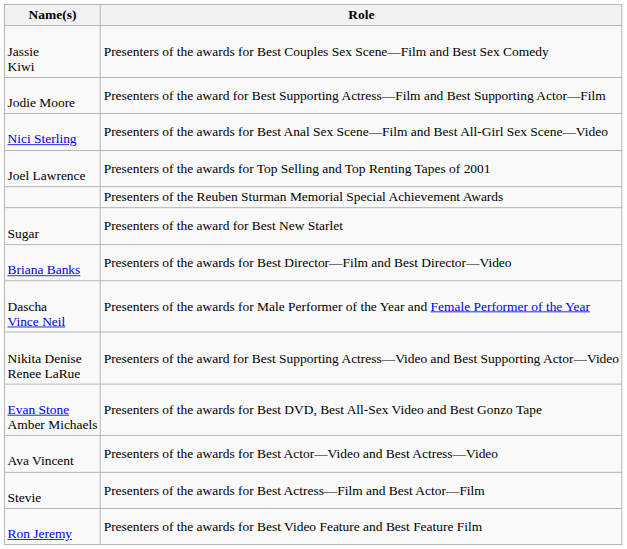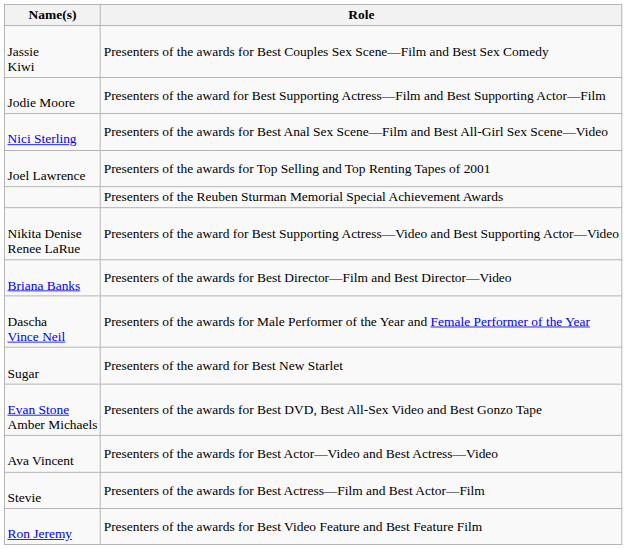rows swapped: (45, 365) <-> (23, 233)
